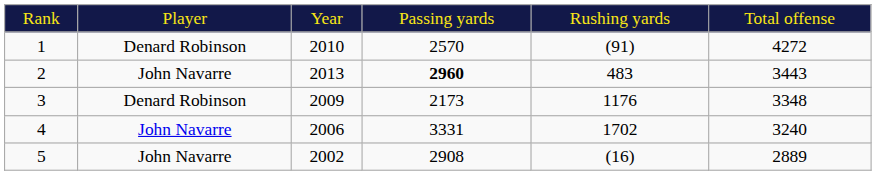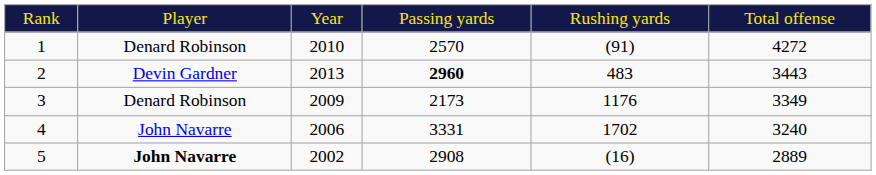(185, 73) John Navarre -> (185, 73) Devin Gardner
(790, 101) 3348 -> (790, 101) 3349
(185, 156) normal -> (185, 156) bold
